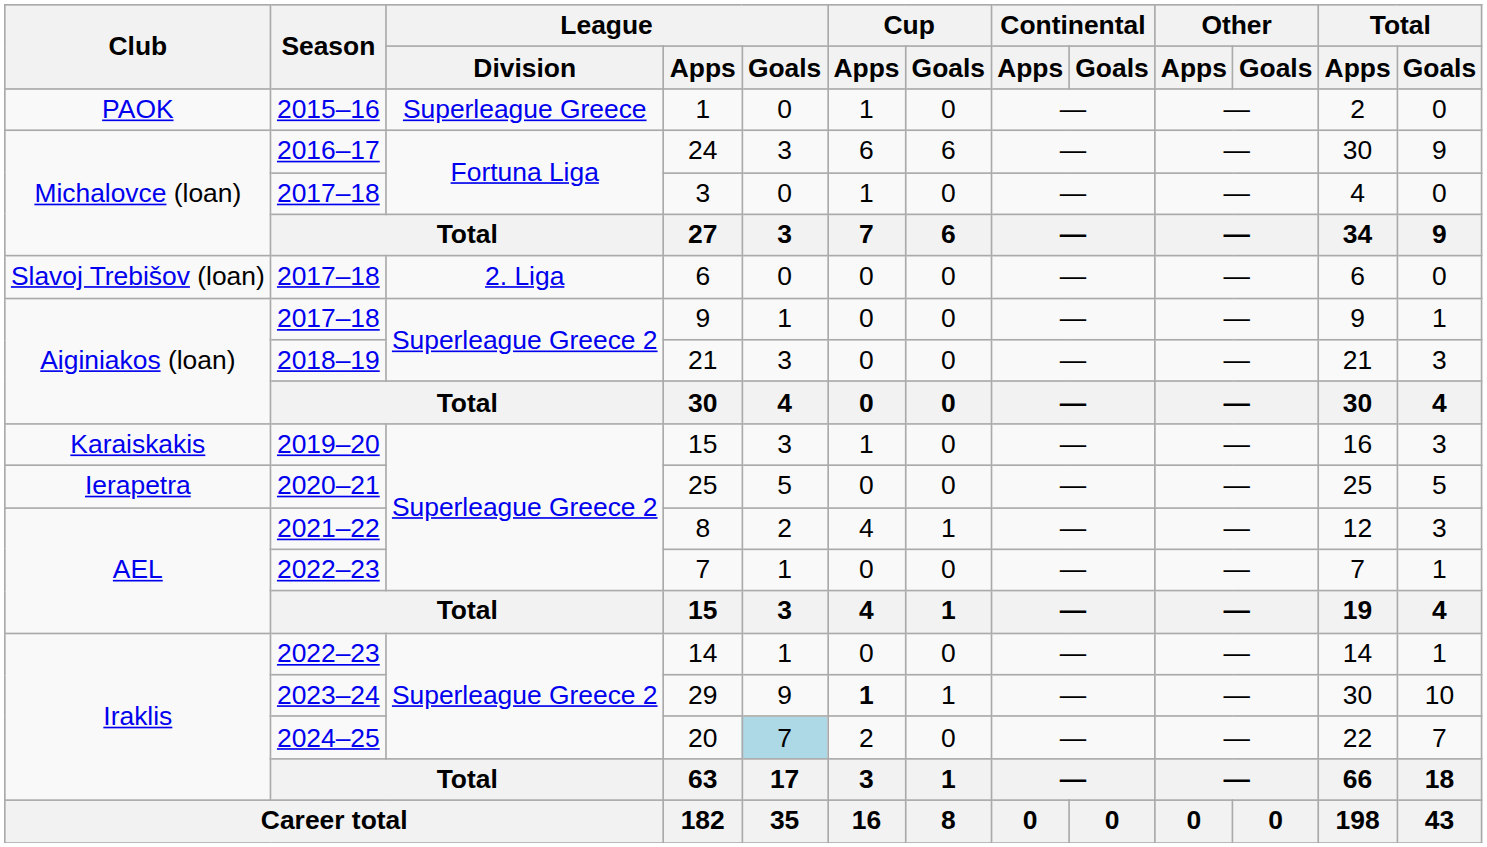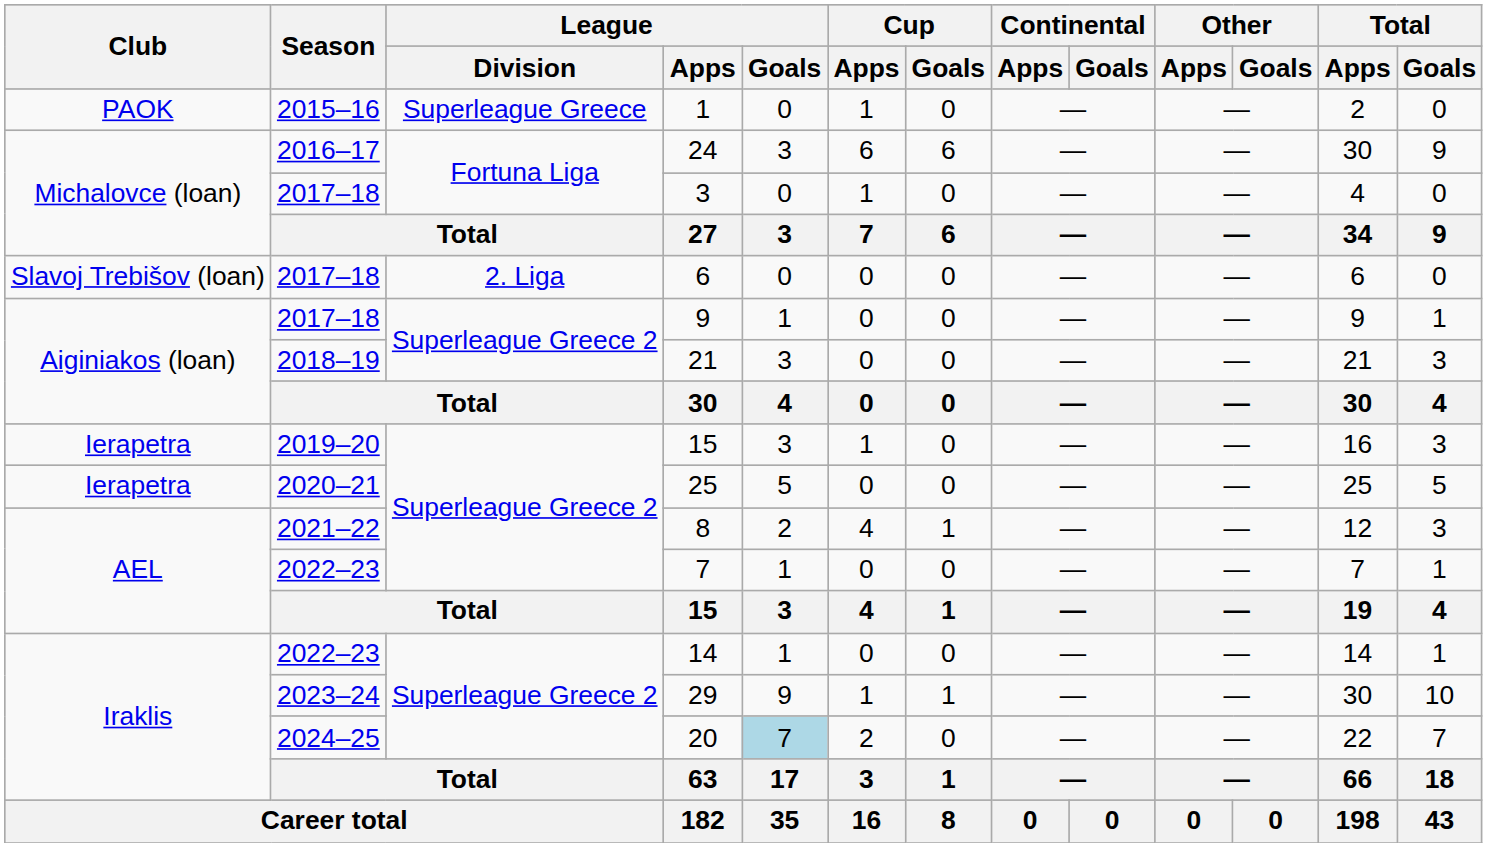(138, 444) Karaiskakis -> (138, 444) Ierapetra
(866, 695) bold -> (866, 695) normal
